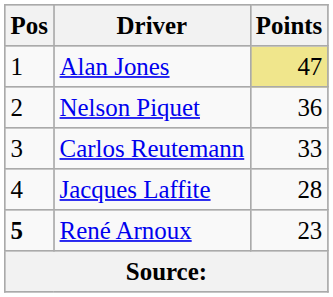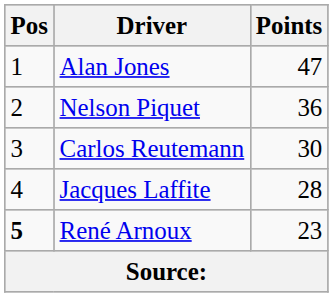(310, 66) khaki background -> (310, 66) no background
(310, 148) 33 -> (310, 148) 30
